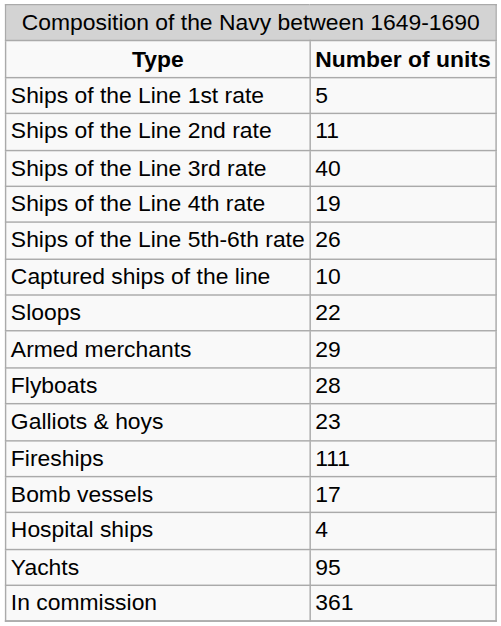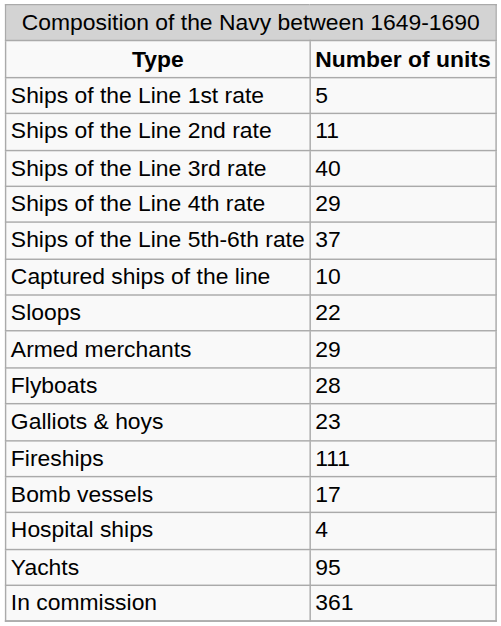(328, 204) 19 -> (328, 204) 29
(328, 240) 26 -> (328, 240) 37
